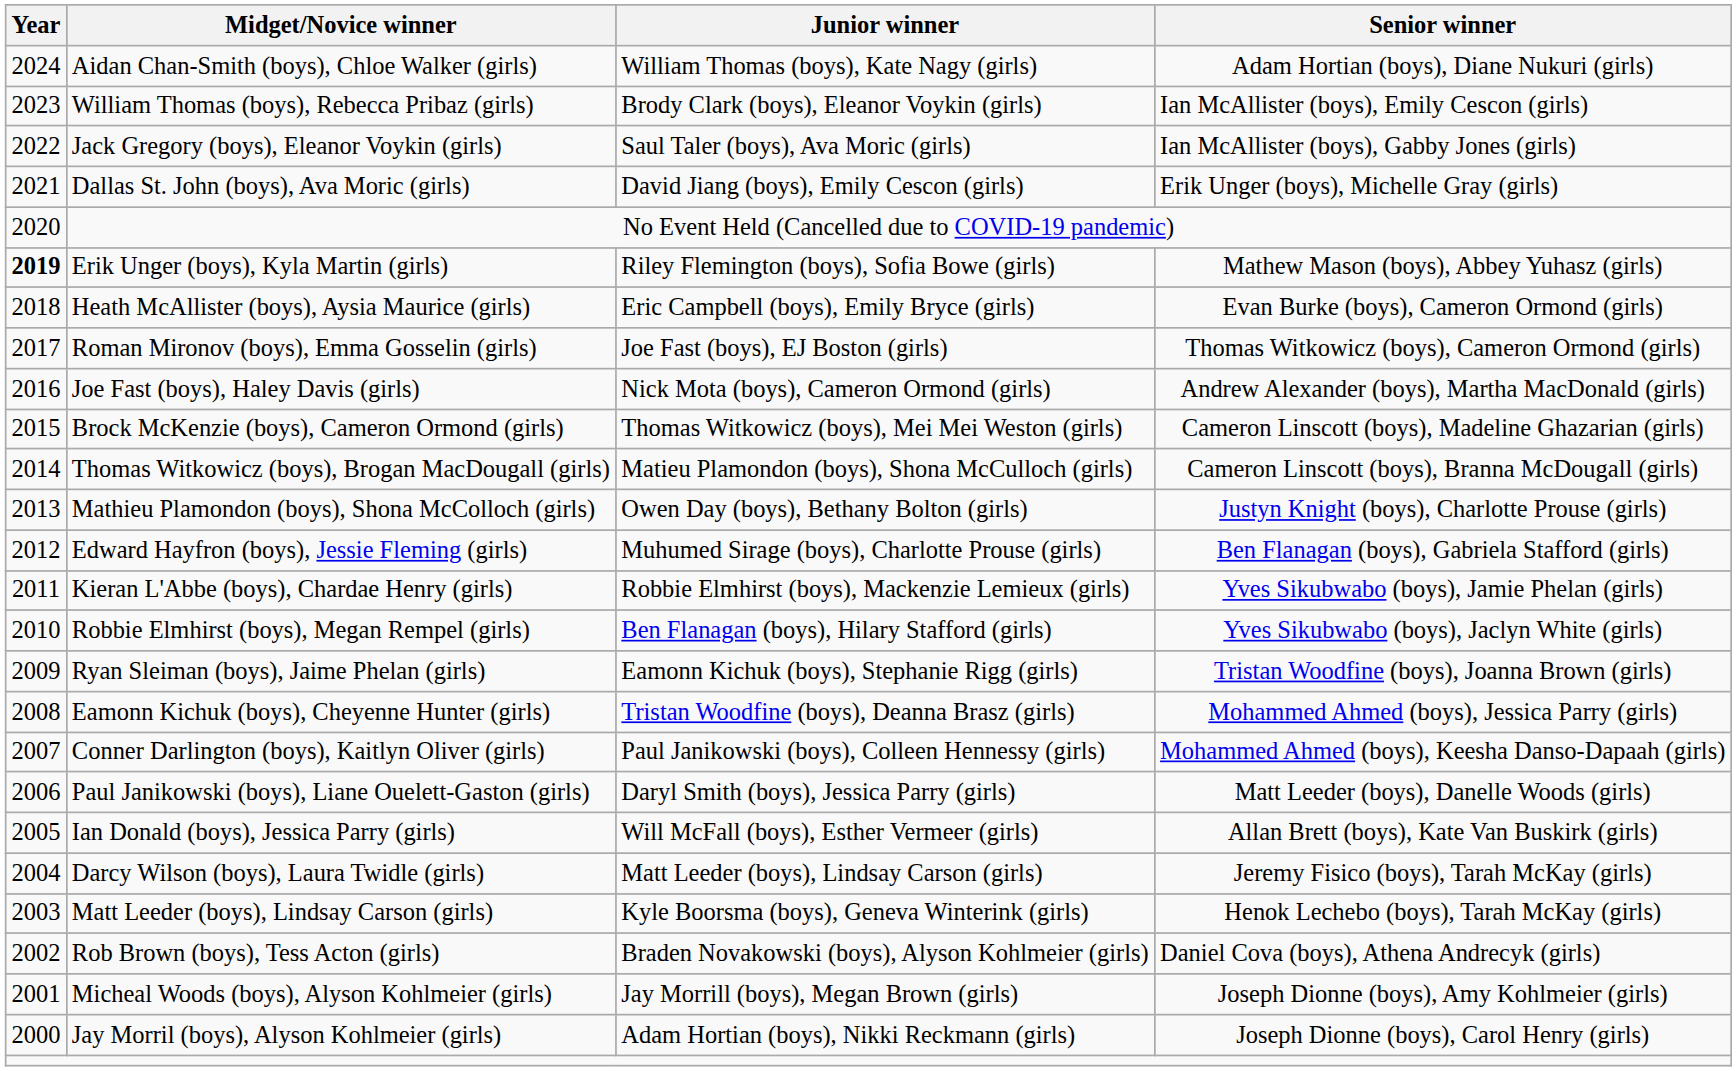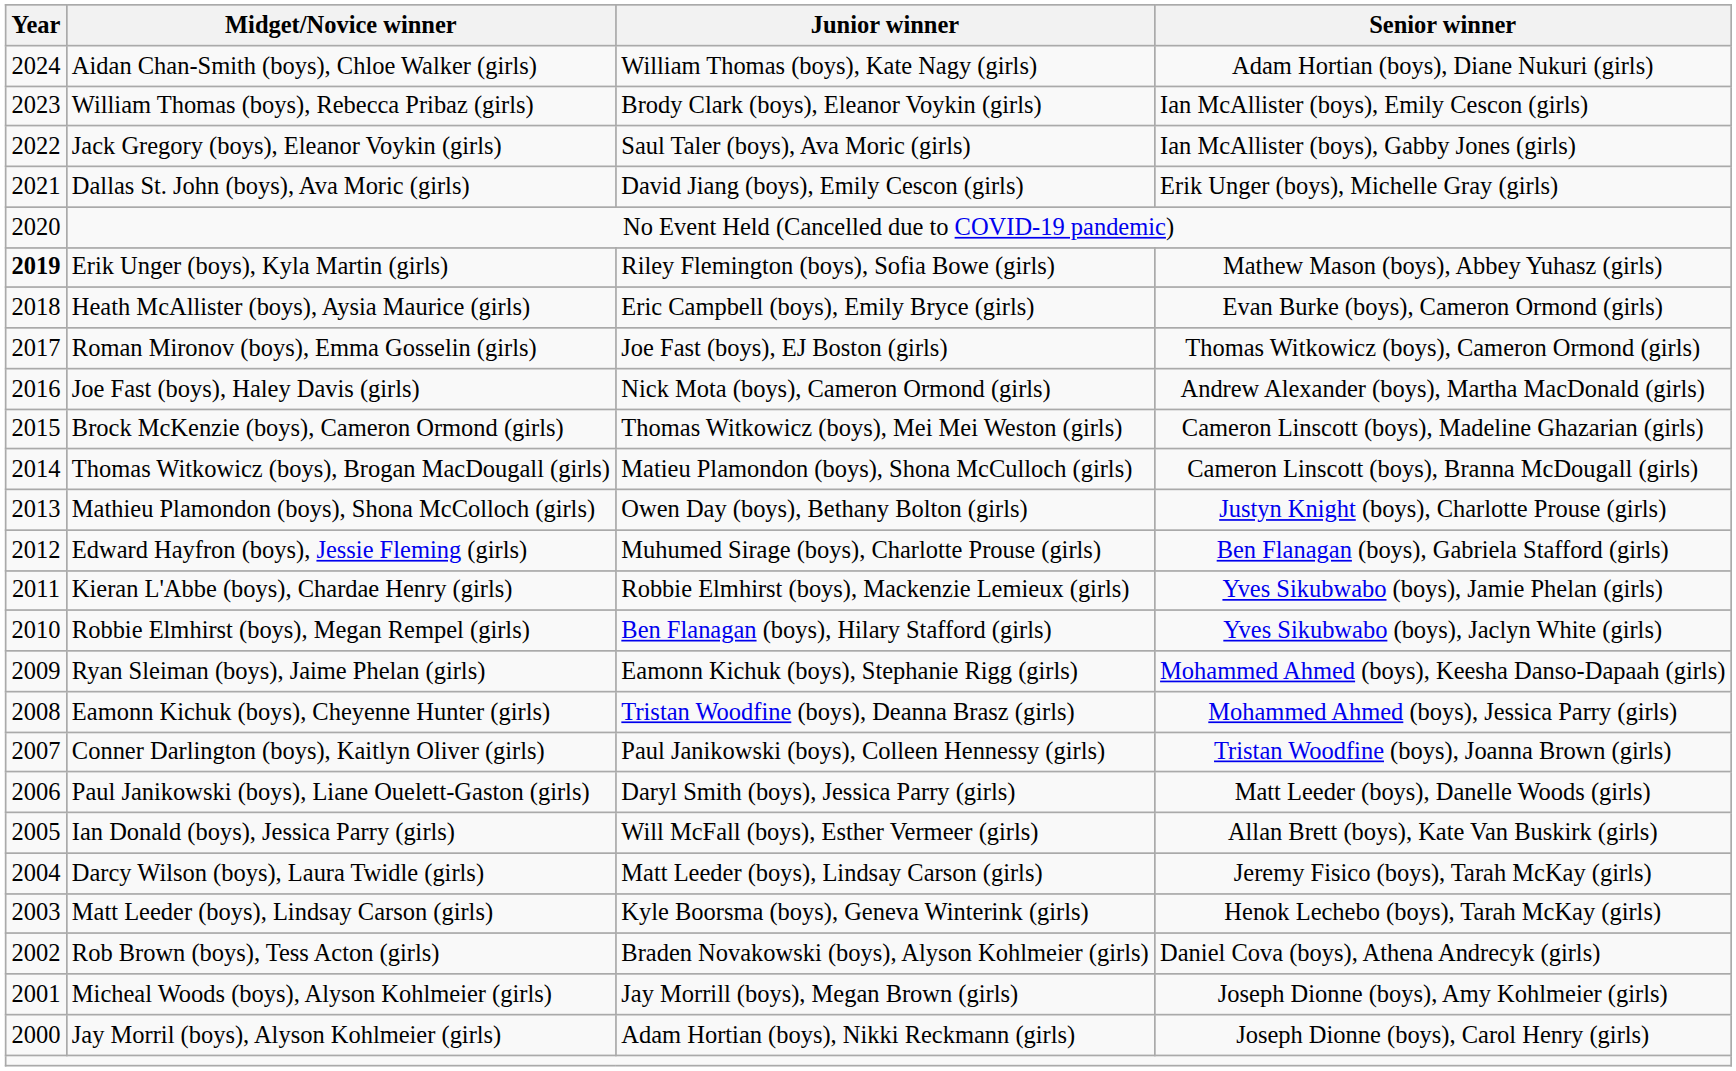(1443, 671) Tristan Woodfine (boys), Joanna Brown (girls) -> (1443, 671) Mohammed Ahmed (boys), Keesha Danso-Dapaah (girls)
(1443, 751) Mohammed Ahmed (boys), Keesha Danso-Dapaah (girls) -> (1443, 751) Tristan Woodfine (boys), Joanna Brown (girls)
